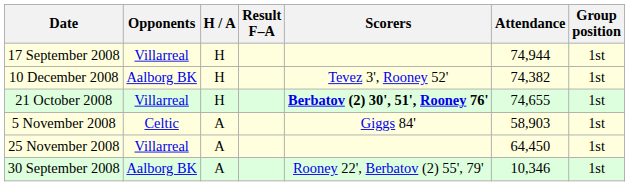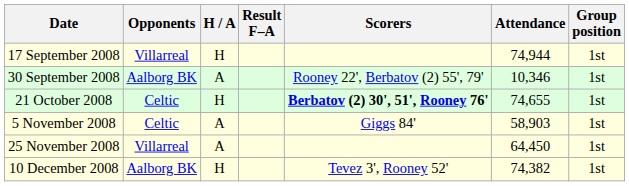rows swapped: (64, 169) <-> (64, 77)
(162, 100) Villarreal -> (162, 100) Celtic
